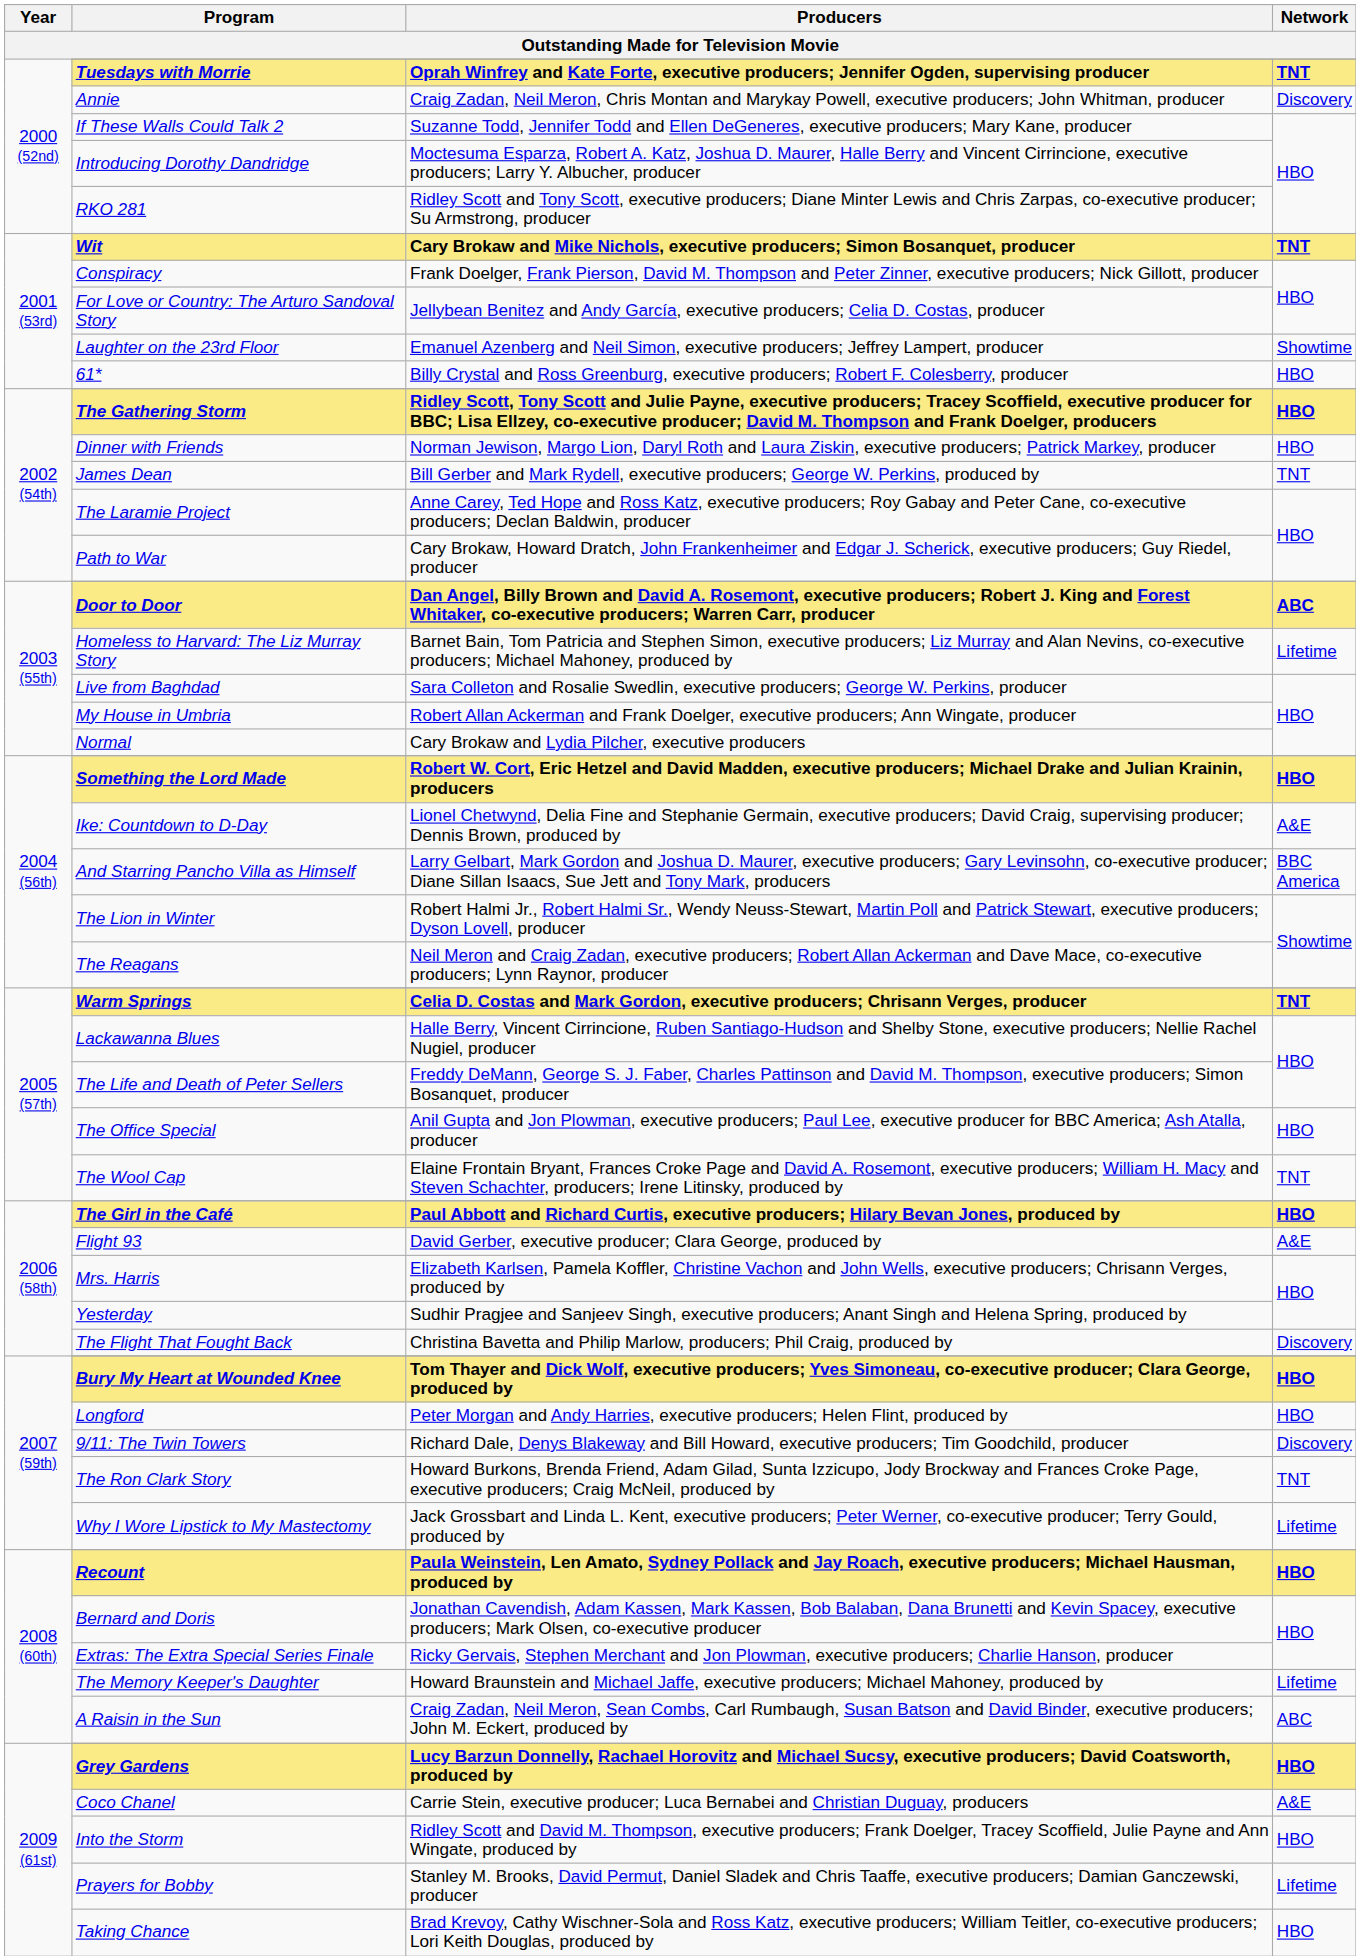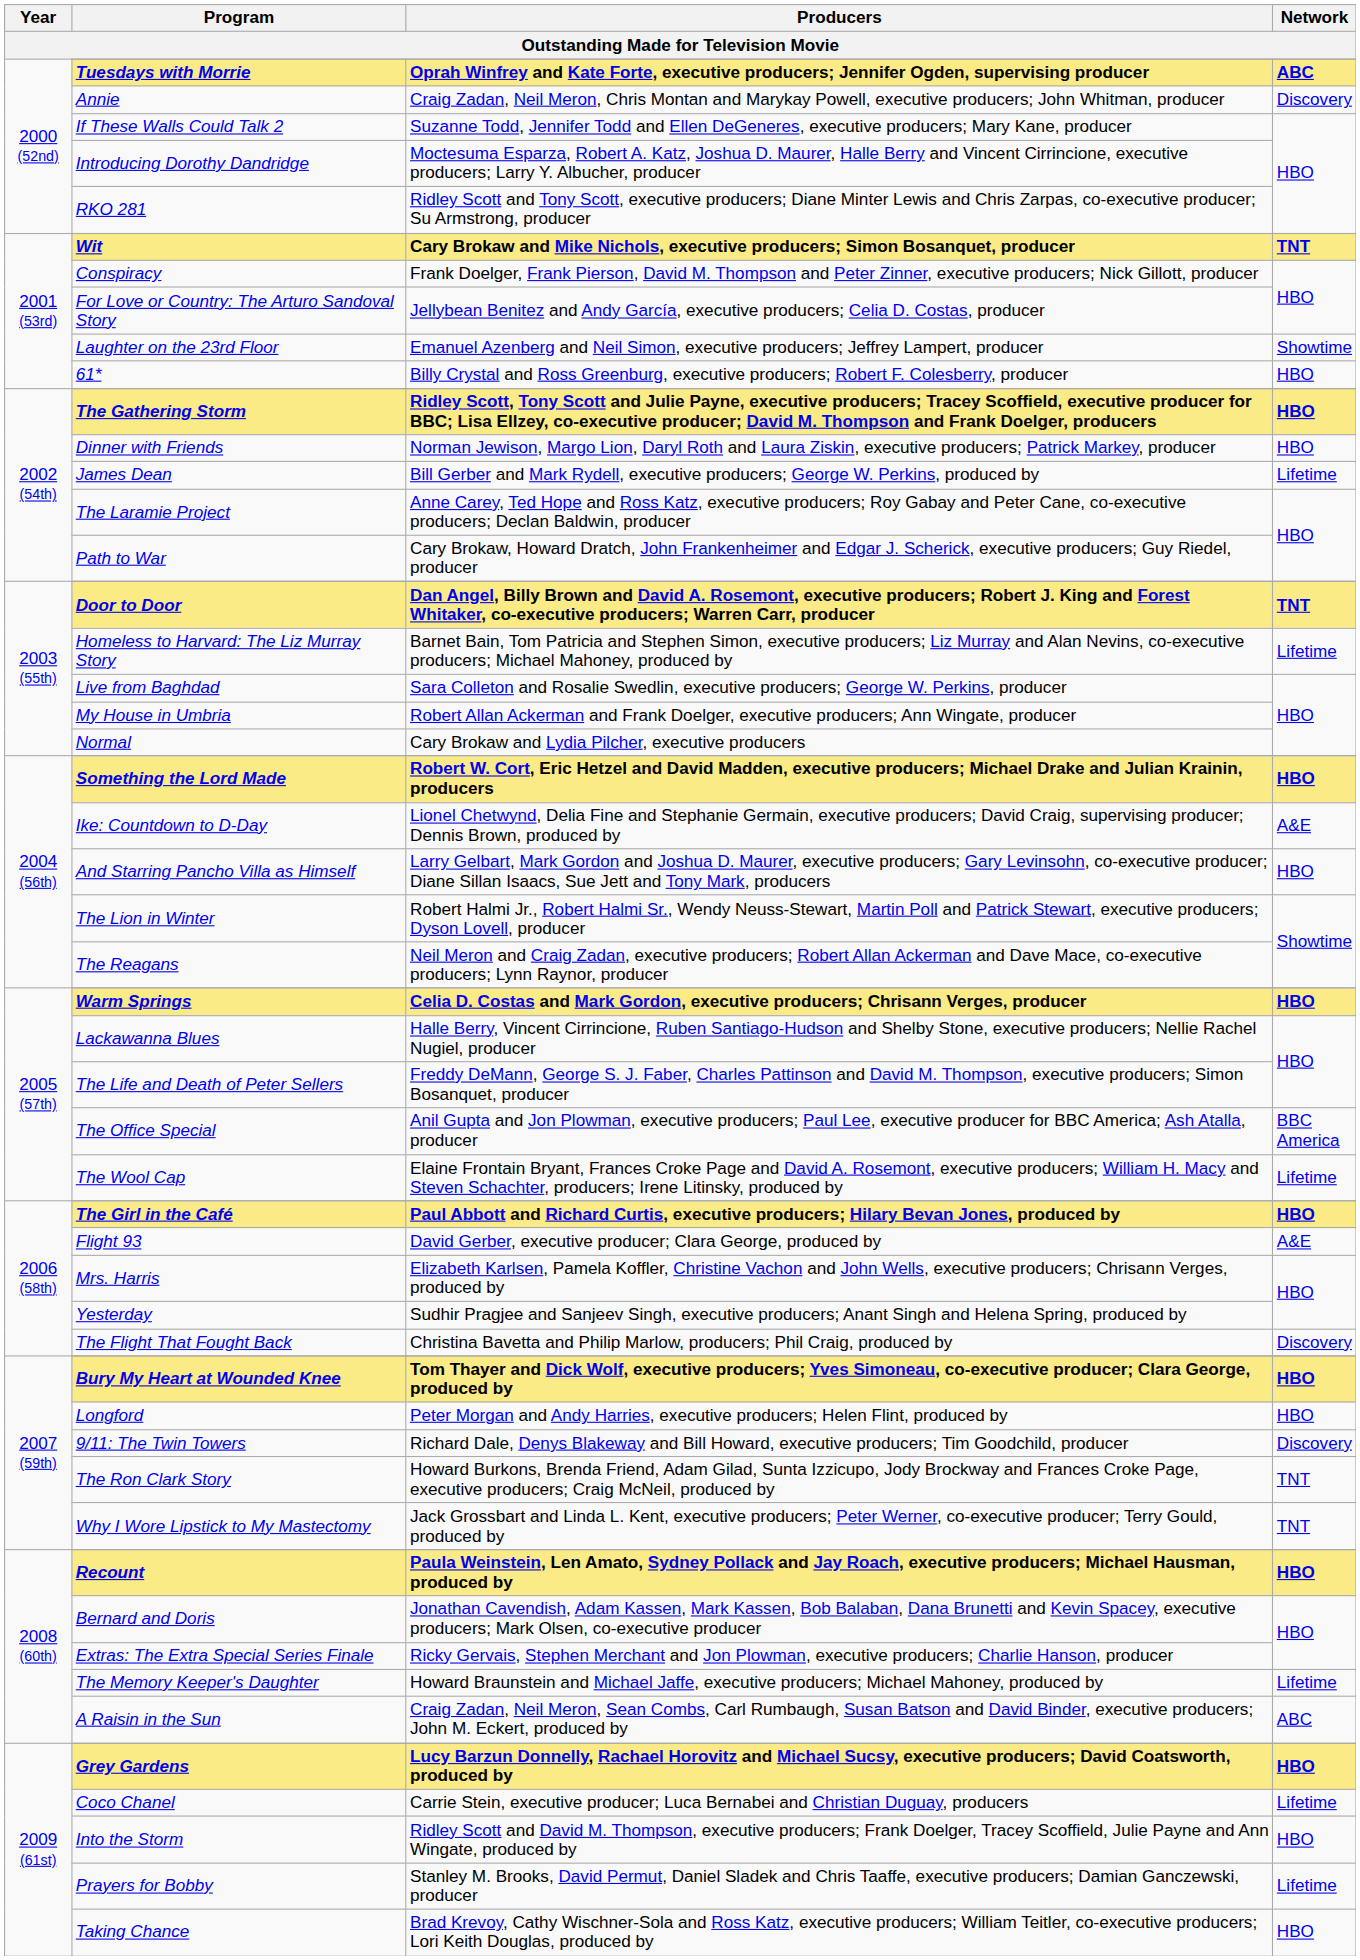(1293, 72) TNT -> (1295, 72) ABC
(1293, 475) TNT -> (1307, 475) Lifetime
(1295, 604) ABC -> (1293, 604) TNT
(1308, 871) BBC America -> (1295, 871) HBO
(1293, 1001) TNT -> (1296, 1001) HBO
(1295, 1131) HBO -> (1308, 1131) BBC America
(1293, 1177) TNT -> (1307, 1177) Lifetime
(1307, 1526) Lifetime -> (1293, 1526) TNT
(1294, 1802) A&E -> (1307, 1802) Lifetime
